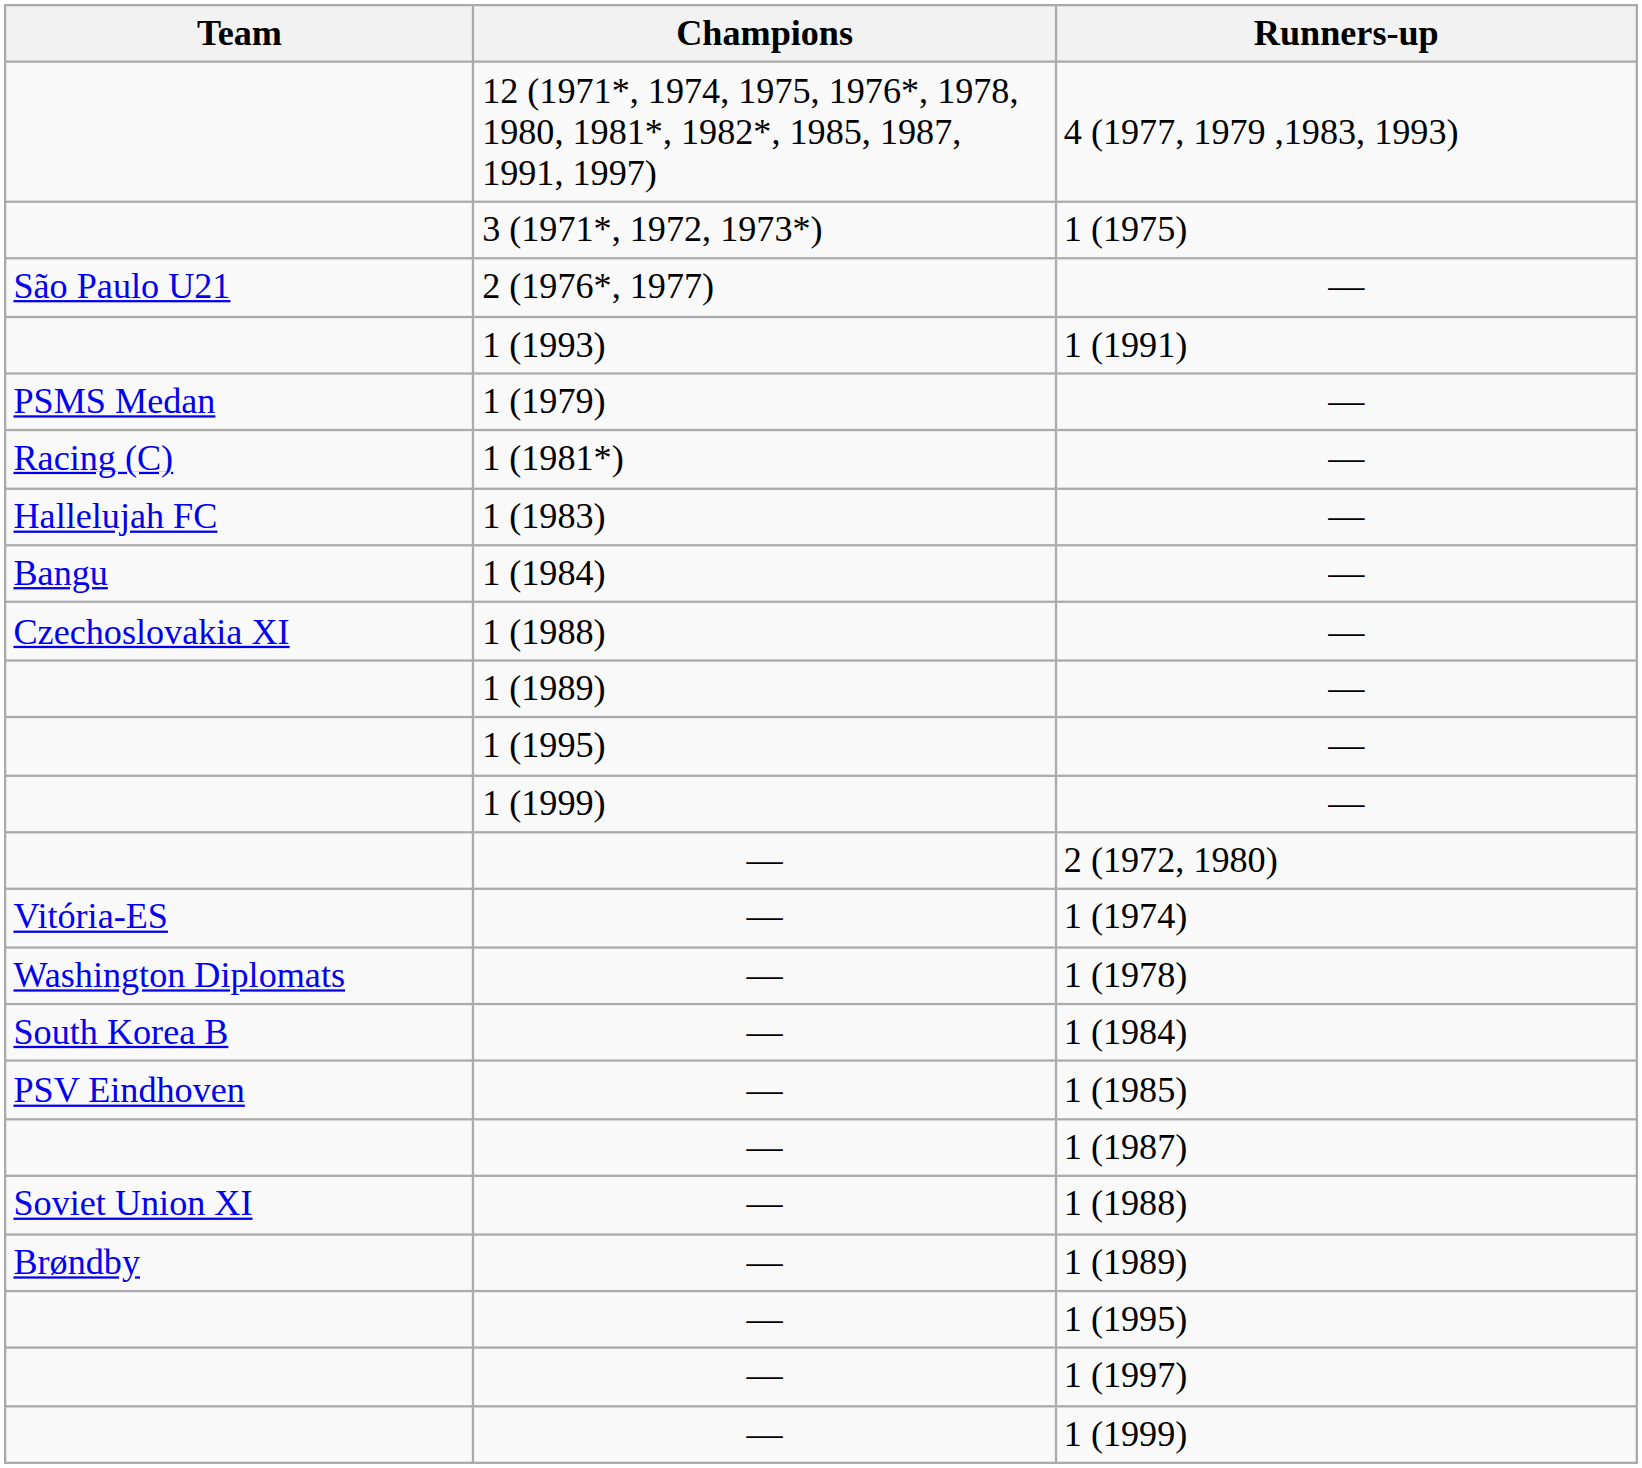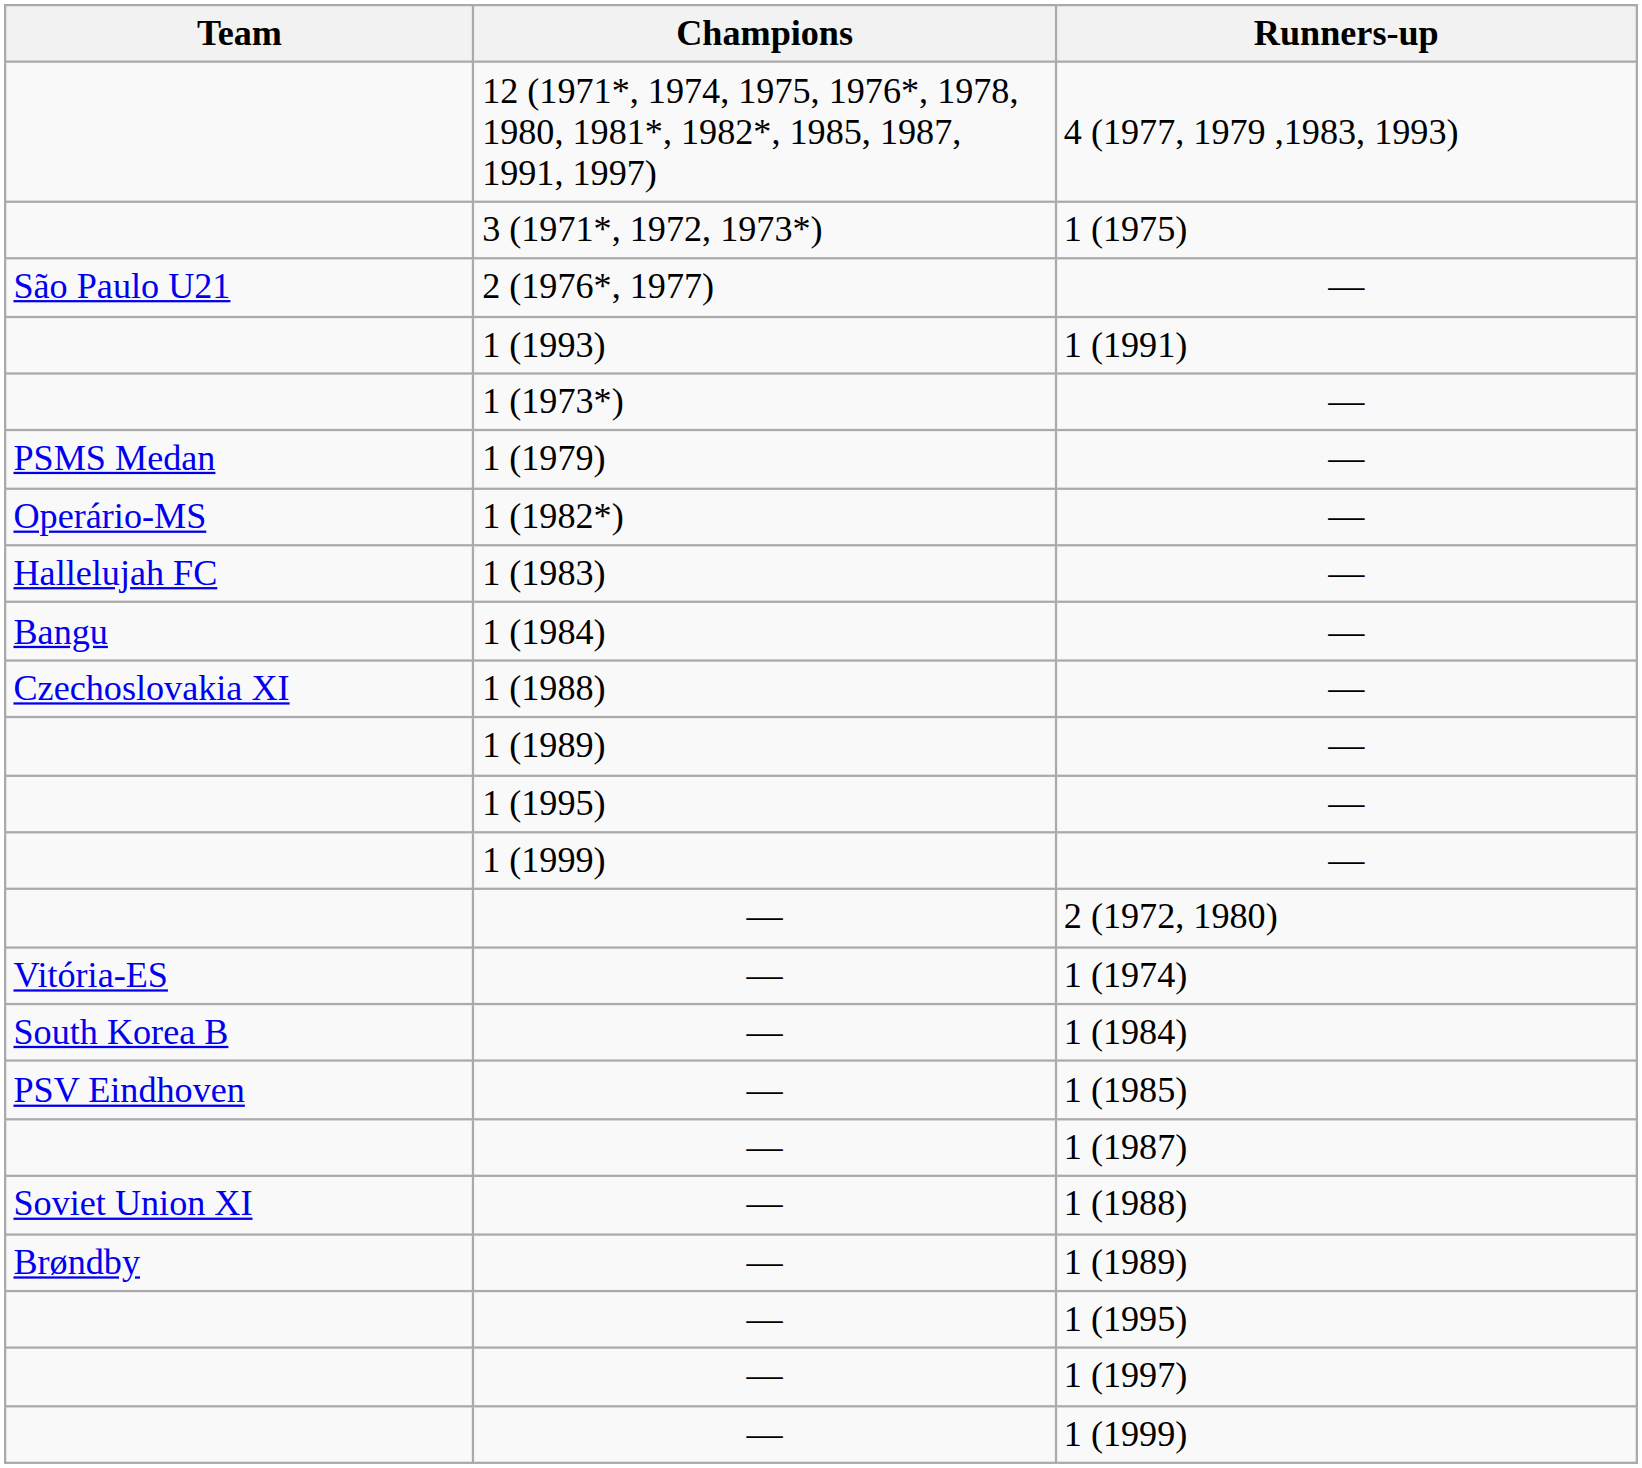+ row: (553, 401)
- row: (553, 458)
+ row: (553, 515)
- row: (765, 974)
